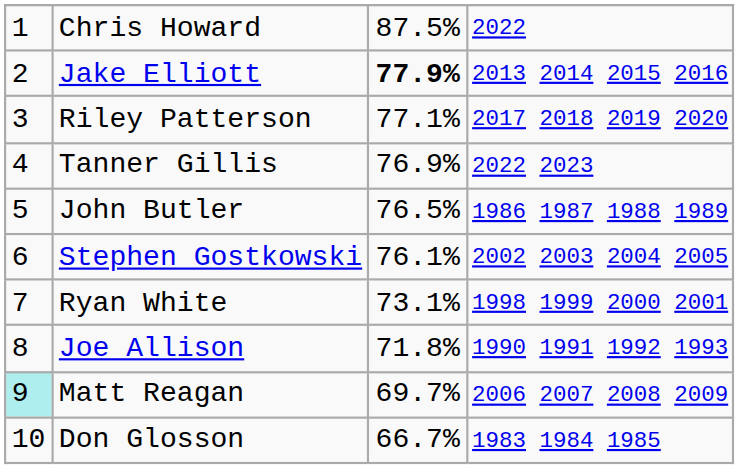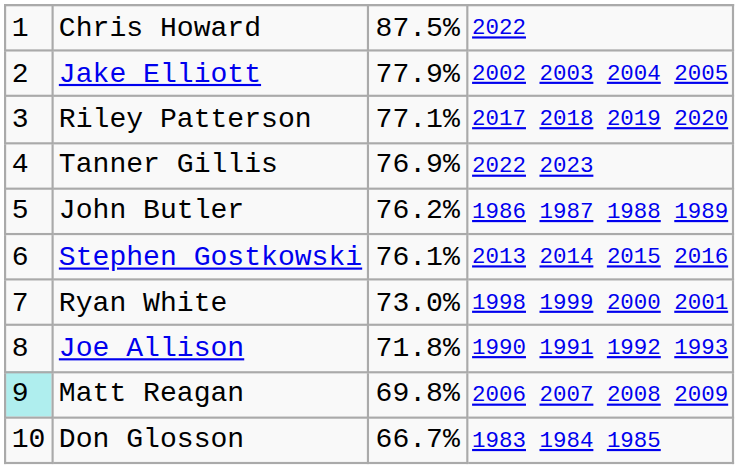(418, 74) bold -> (418, 74) normal
(600, 74) 2013 2014 2015 2016 -> (600, 74) 2002 2003 2004 2005
(418, 211) 76.5% -> (418, 211) 76.2%
(600, 257) 2002 2003 2004 2005 -> (600, 257) 2013 2014 2015 2016
(418, 303) 73.1% -> (418, 303) 73.0%
(418, 394) 69.7% -> (418, 394) 69.8%
